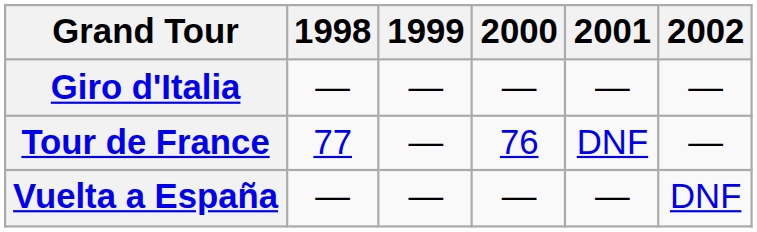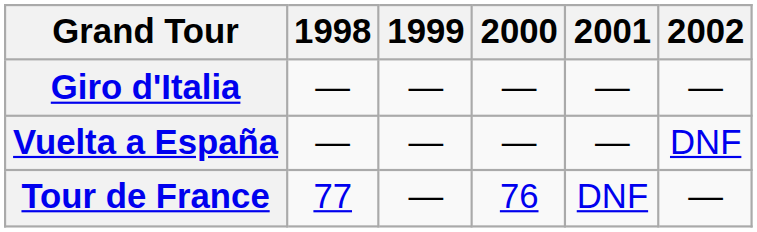rows swapped: (146, 142) <-> (146, 197)
